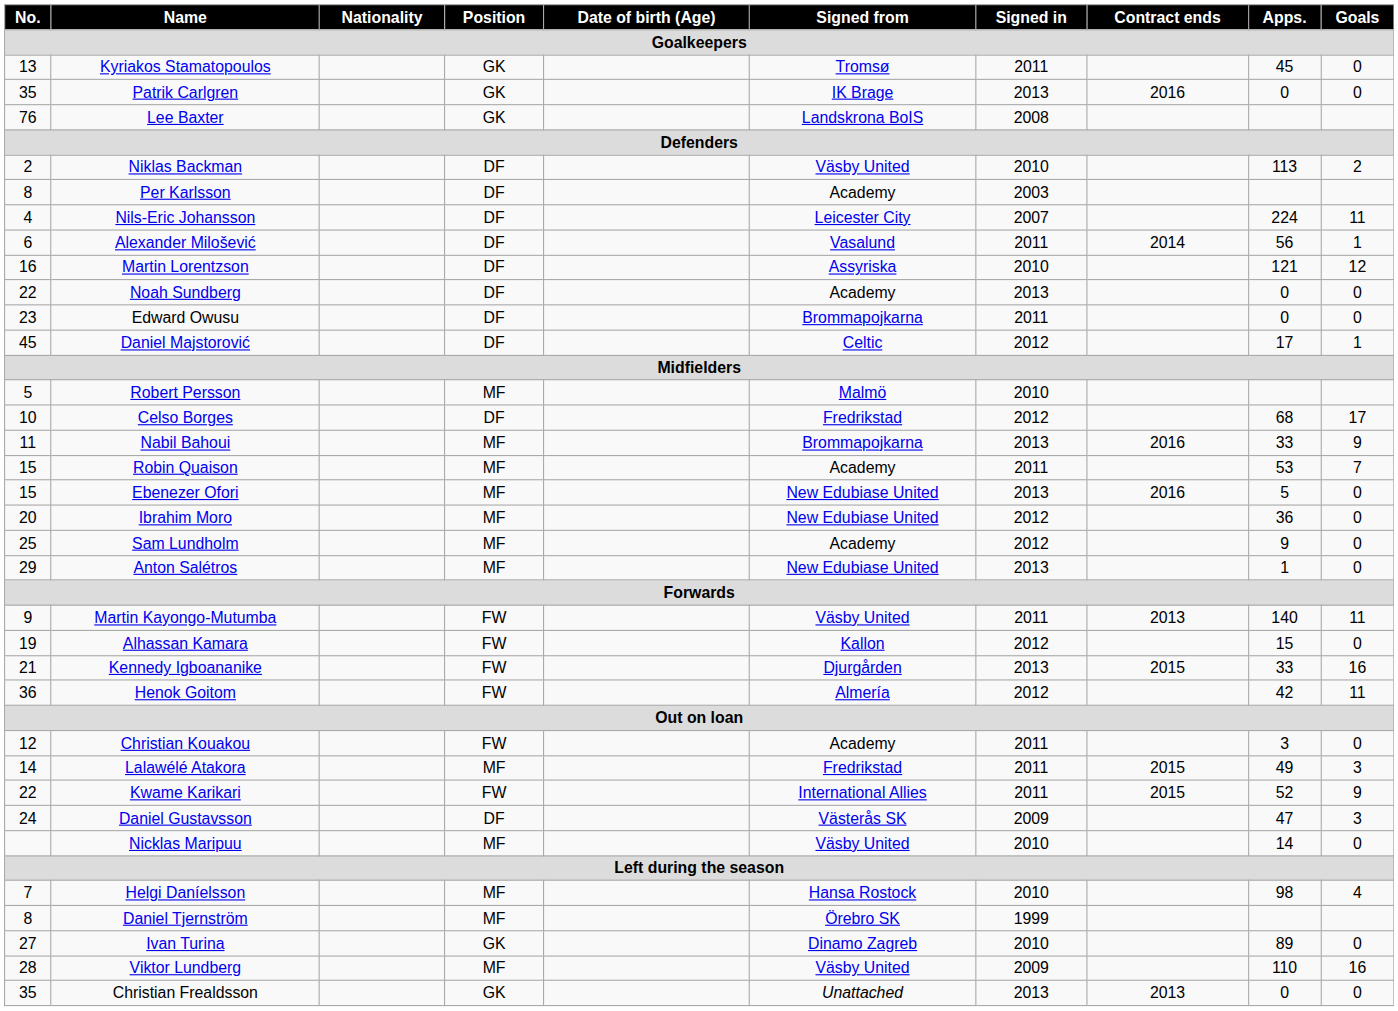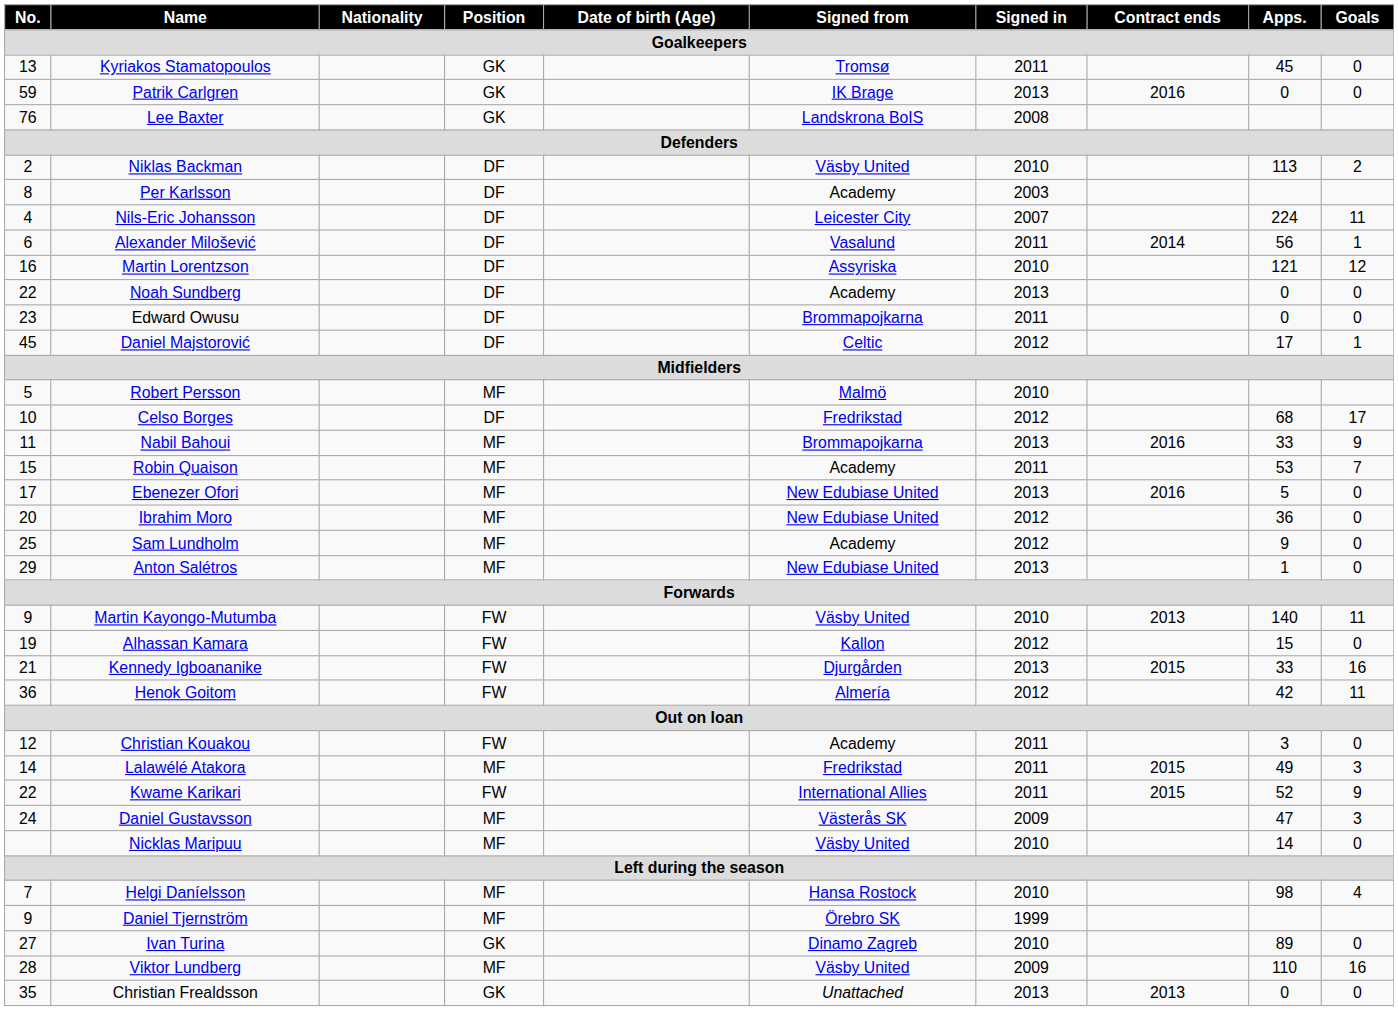(28, 93) 35 -> (28, 93) 59
(28, 493) 15 -> (28, 493) 17
(1031, 618) 2011 -> (1031, 618) 2010
(494, 818) DF -> (494, 818) MF
(28, 918) 8 -> (28, 918) 9
